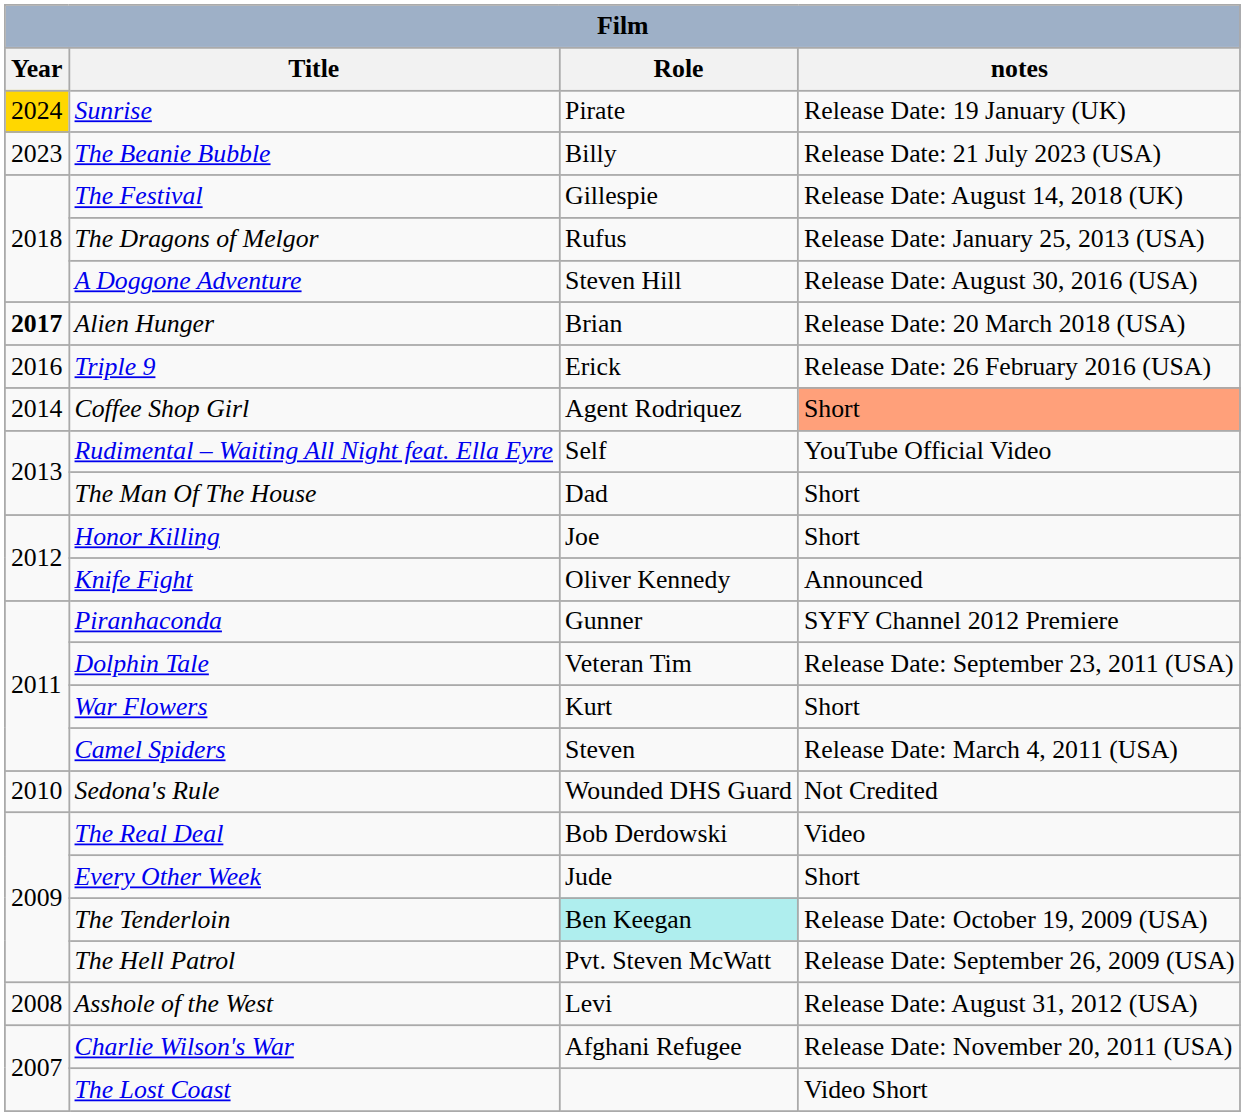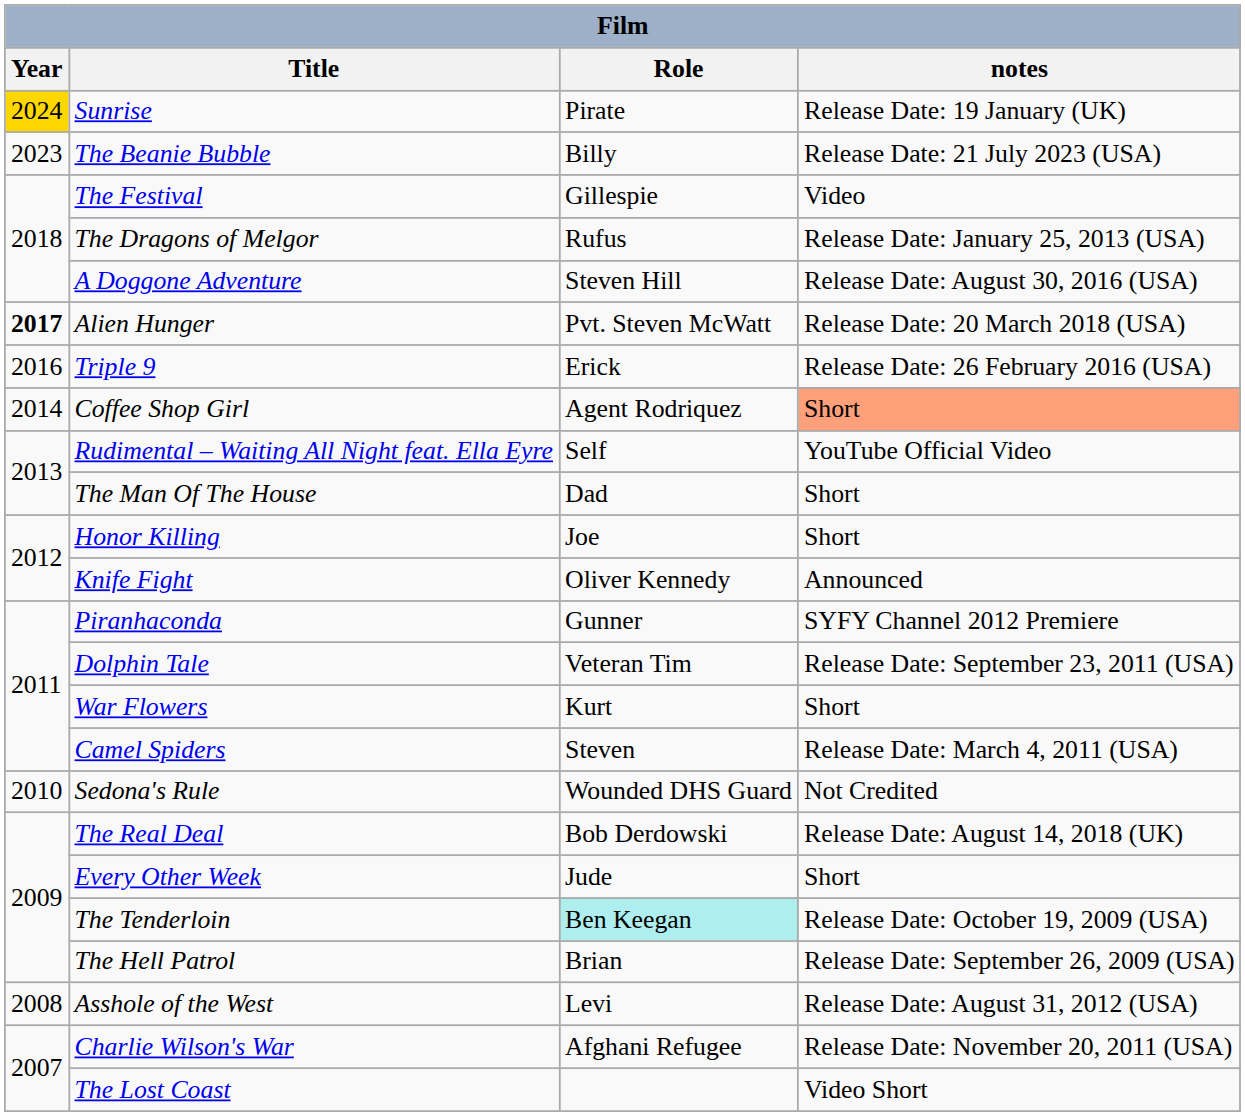(994, 196) Release Date: August 14, 2018 (UK) -> (835, 196) Video
(594, 323) Brian -> (668, 323) Pvt. Steven McWatt
(835, 833) Video -> (994, 833) Release Date: August 14, 2018 (UK)
(668, 961) Pvt. Steven McWatt -> (594, 961) Brian
